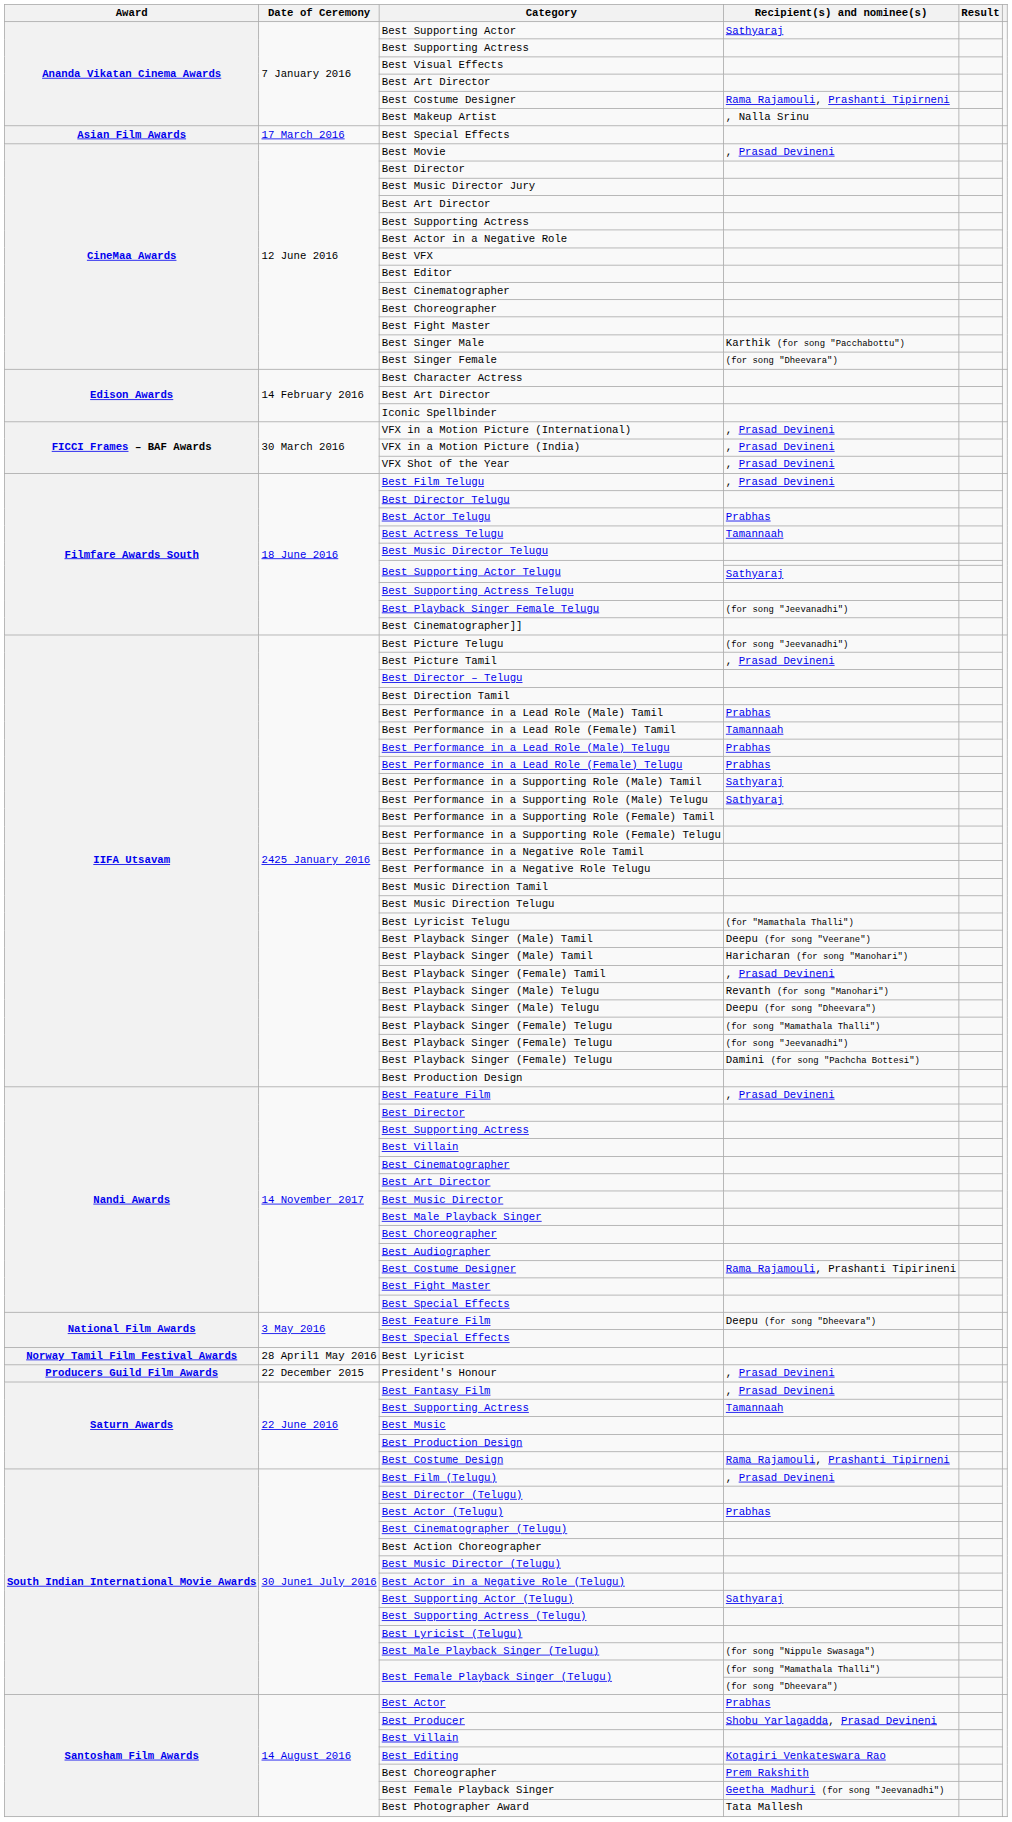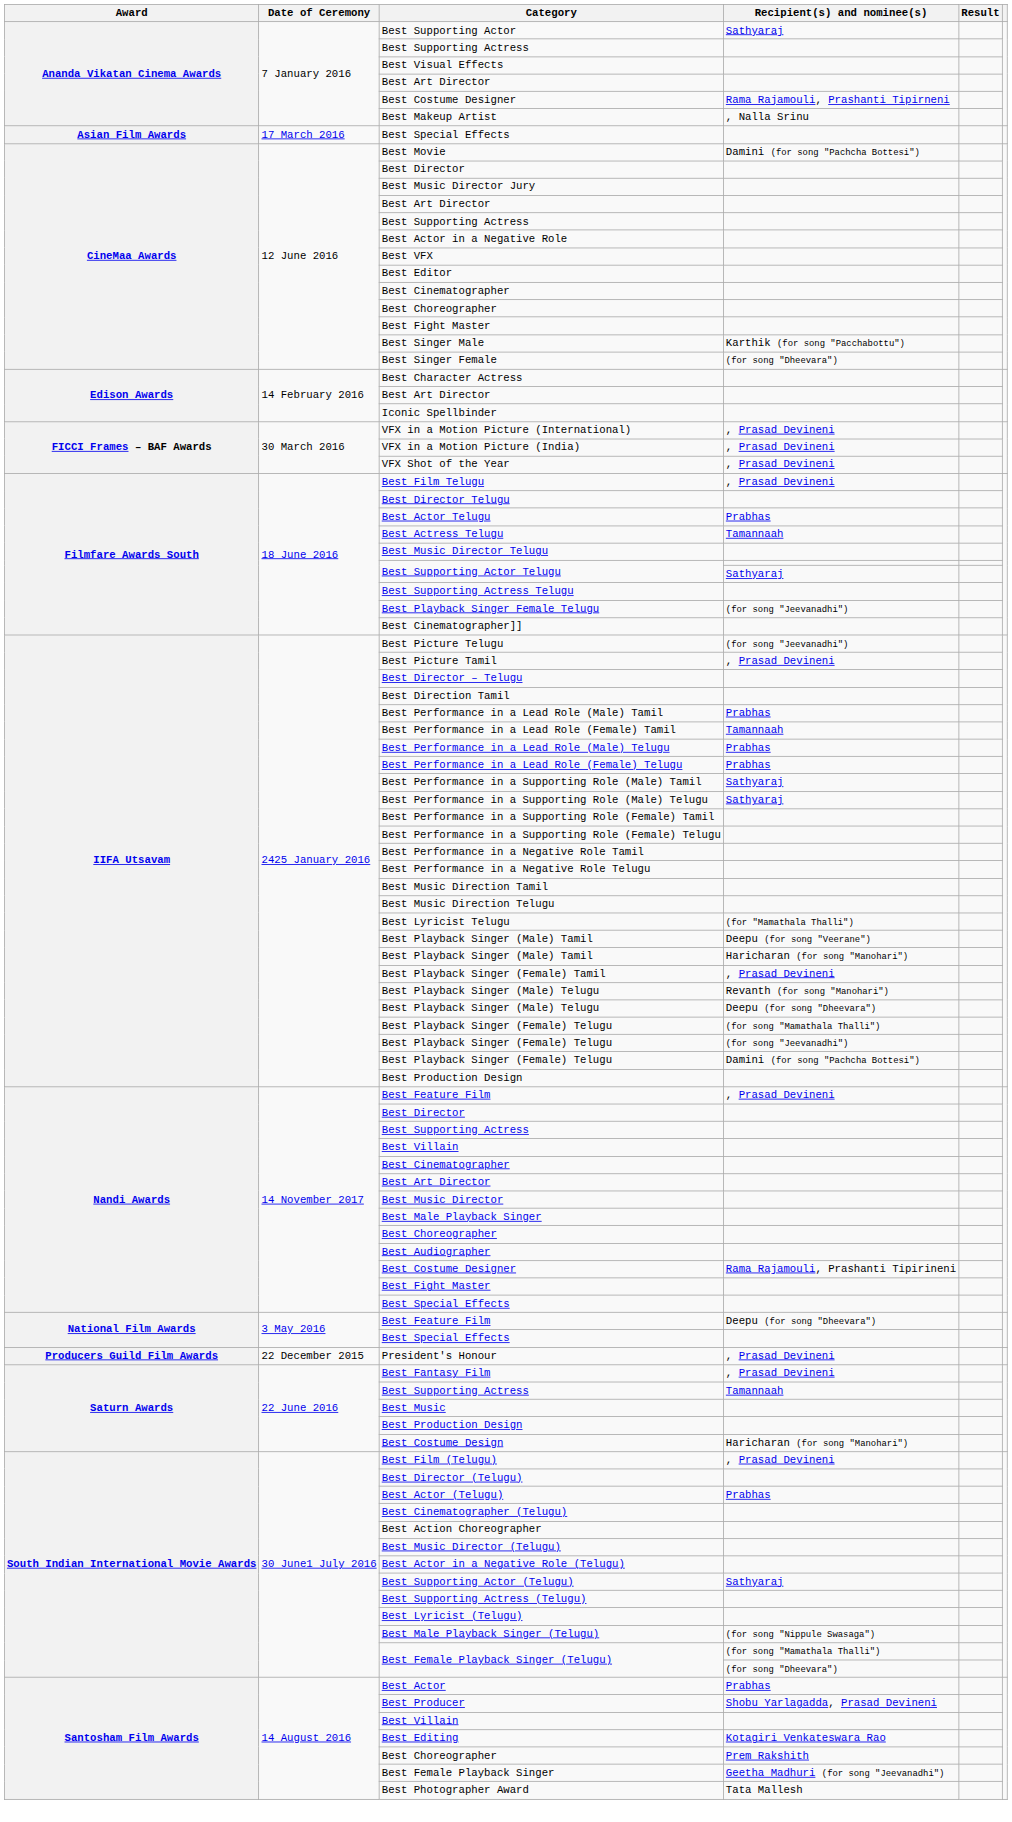(780, 152) , Prasad Devineni -> (823, 152) Damini (for song "Pachcha Bottesi")
- row: (132, 1356)
(838, 1460) Rama Rajamouli, Prashanti Tipirneni -> (817, 1443) Haricharan (for song "Manohari")
